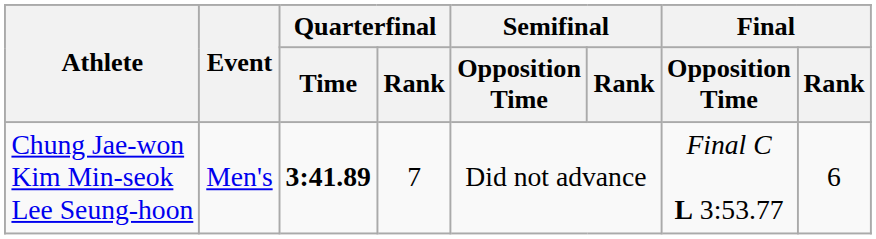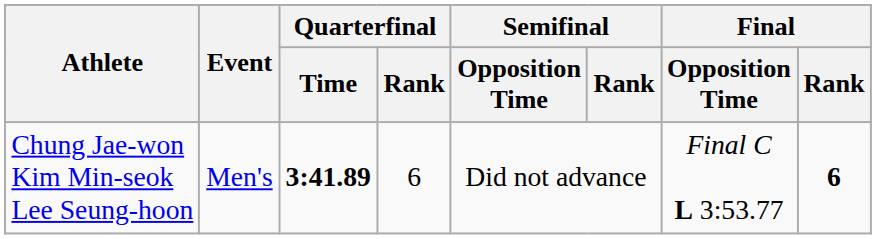(414, 177) 7 -> (414, 177) 6
(834, 177) normal -> (834, 177) bold
